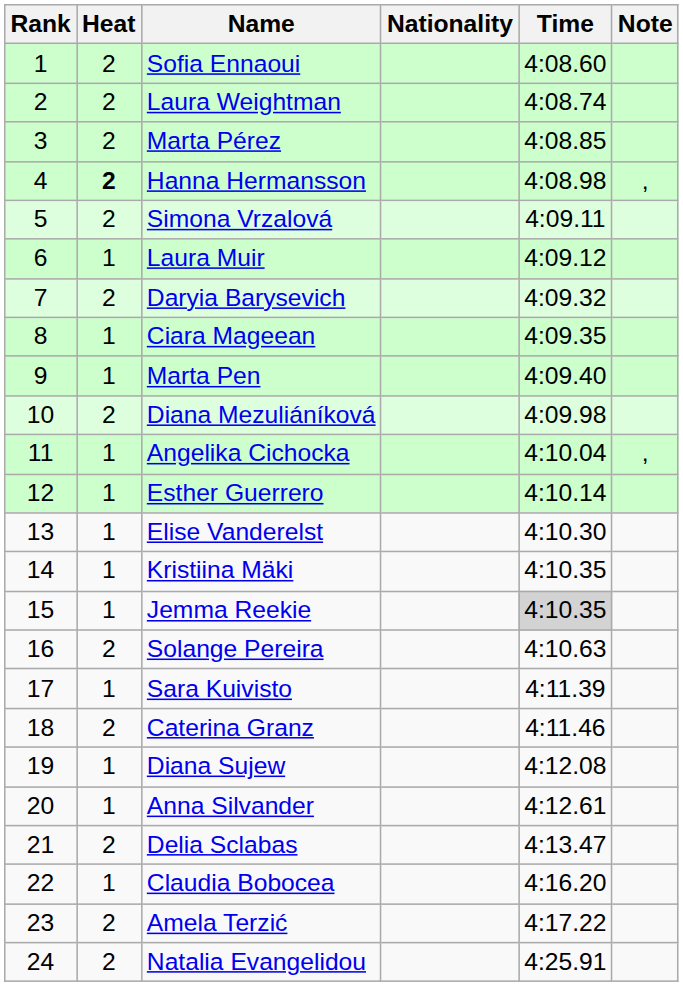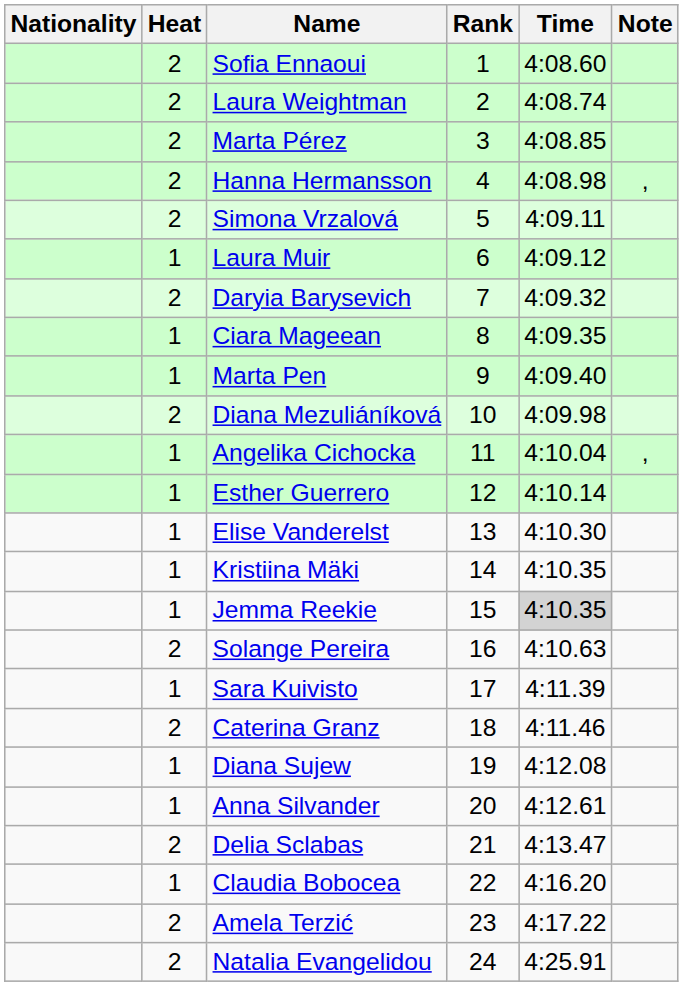columns swapped: (41, 24) <-> (450, 24)
(109, 180) bold -> (174, 180) normal
